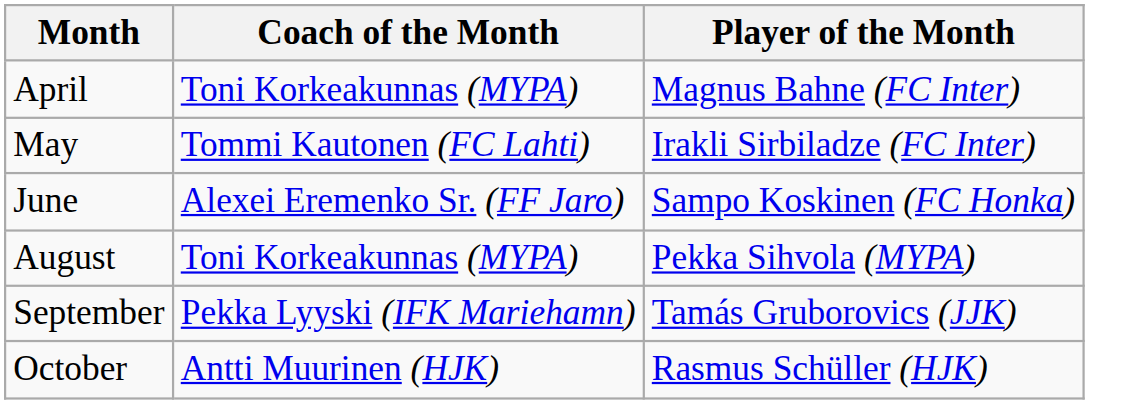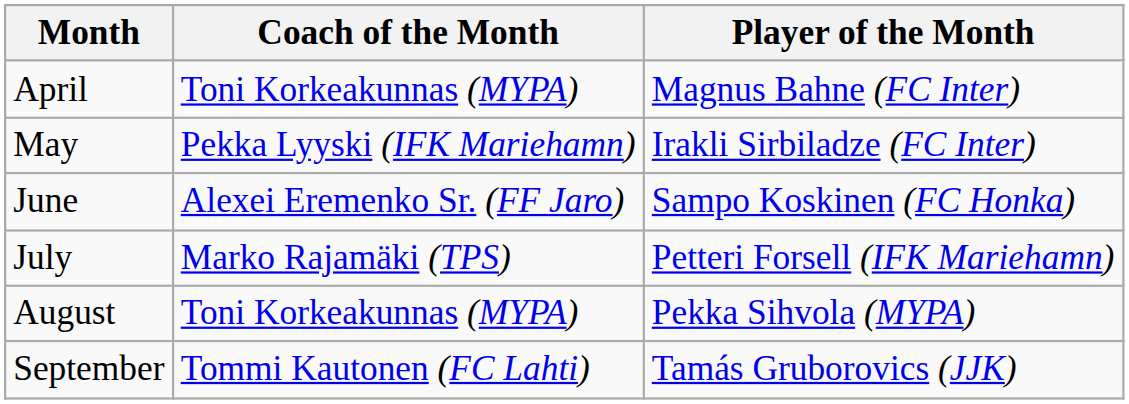(385, 144) Tommi Kautonen (FC Lahti) -> (408, 144) Pekka Lyyski (IFK Mariehamn)
+ row: (43, 256)
(408, 312) Pekka Lyyski (IFK Mariehamn) -> (385, 369) Tommi Kautonen (FC Lahti)
- row: (70, 369)
